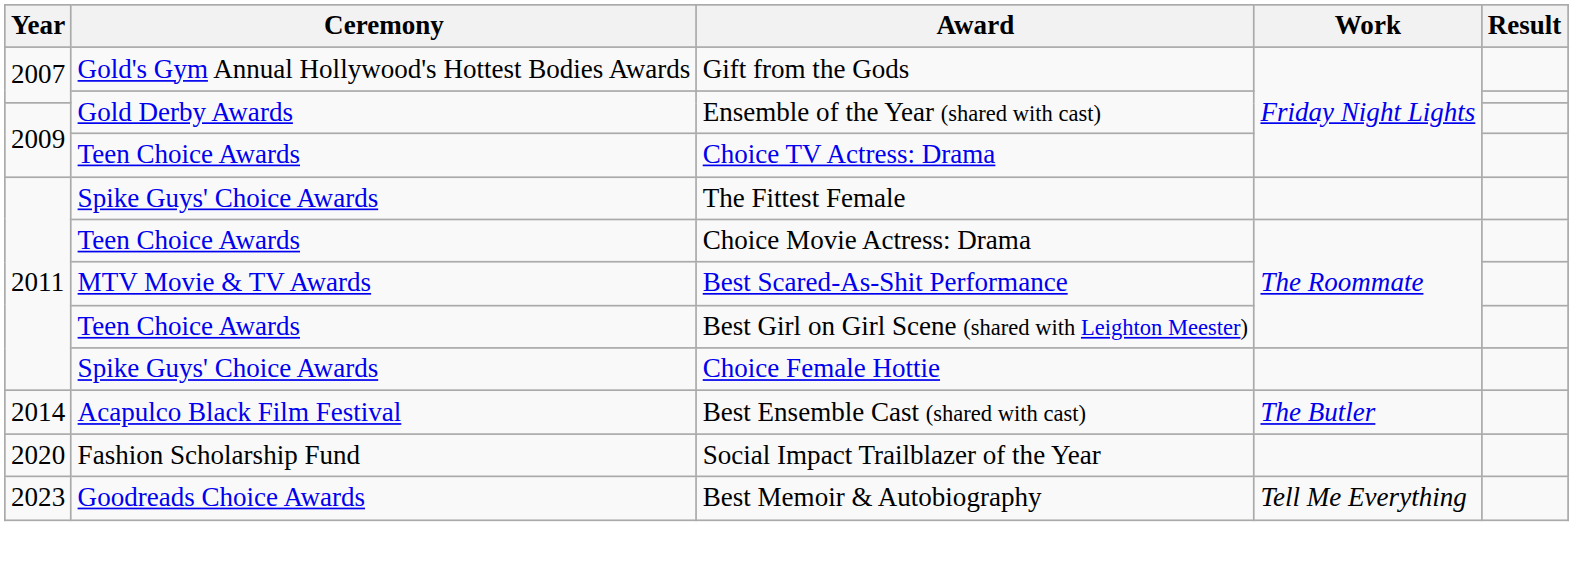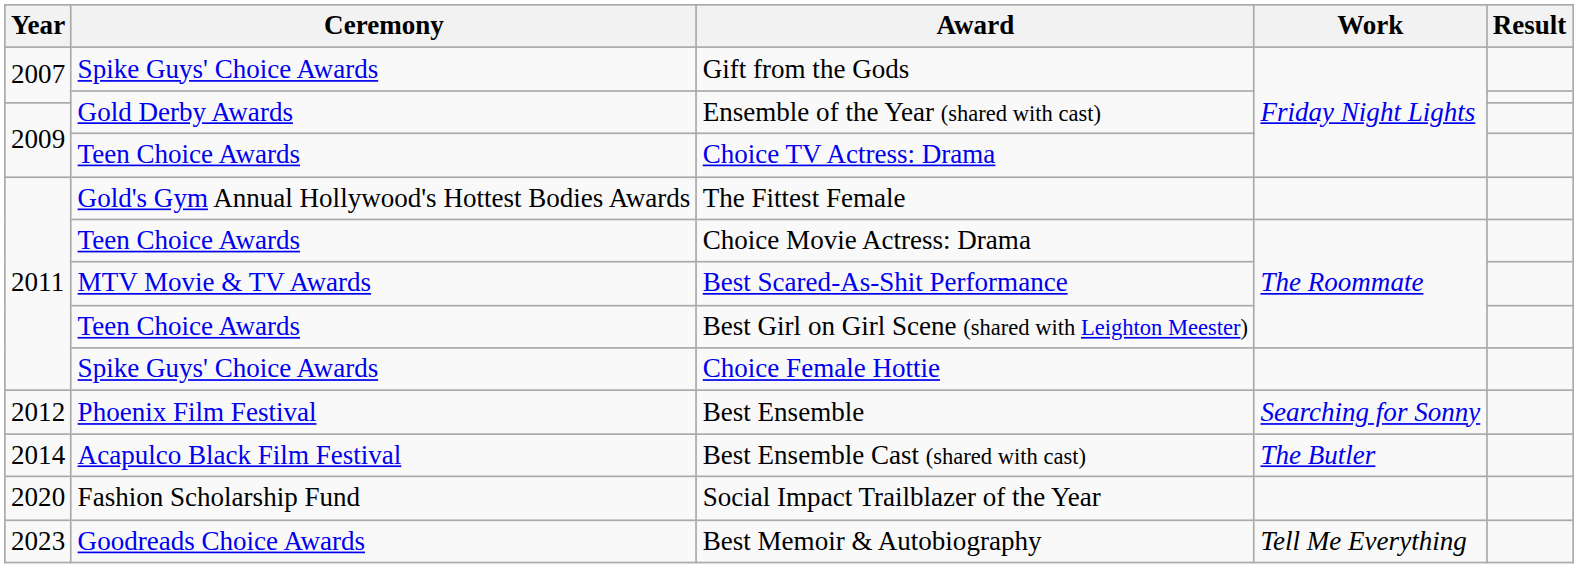(384, 68) Gold's Gym Annual Hollywood's Hottest Bodies Awards -> (228, 68) Spike Guys' Choice Awards
(228, 197) Spike Guys' Choice Awards -> (384, 197) Gold's Gym Annual Hollywood's Hottest Bodies Awards
+ row: (38, 411)
